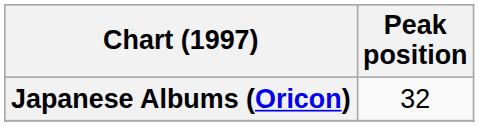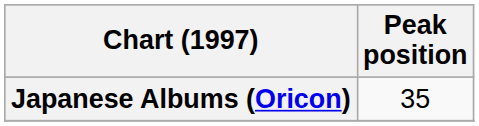(415, 98) 32 -> (415, 98) 35
